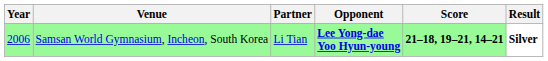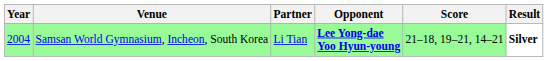(19, 40) 2006 -> (19, 40) 2004
(455, 40) bold -> (455, 40) normal
